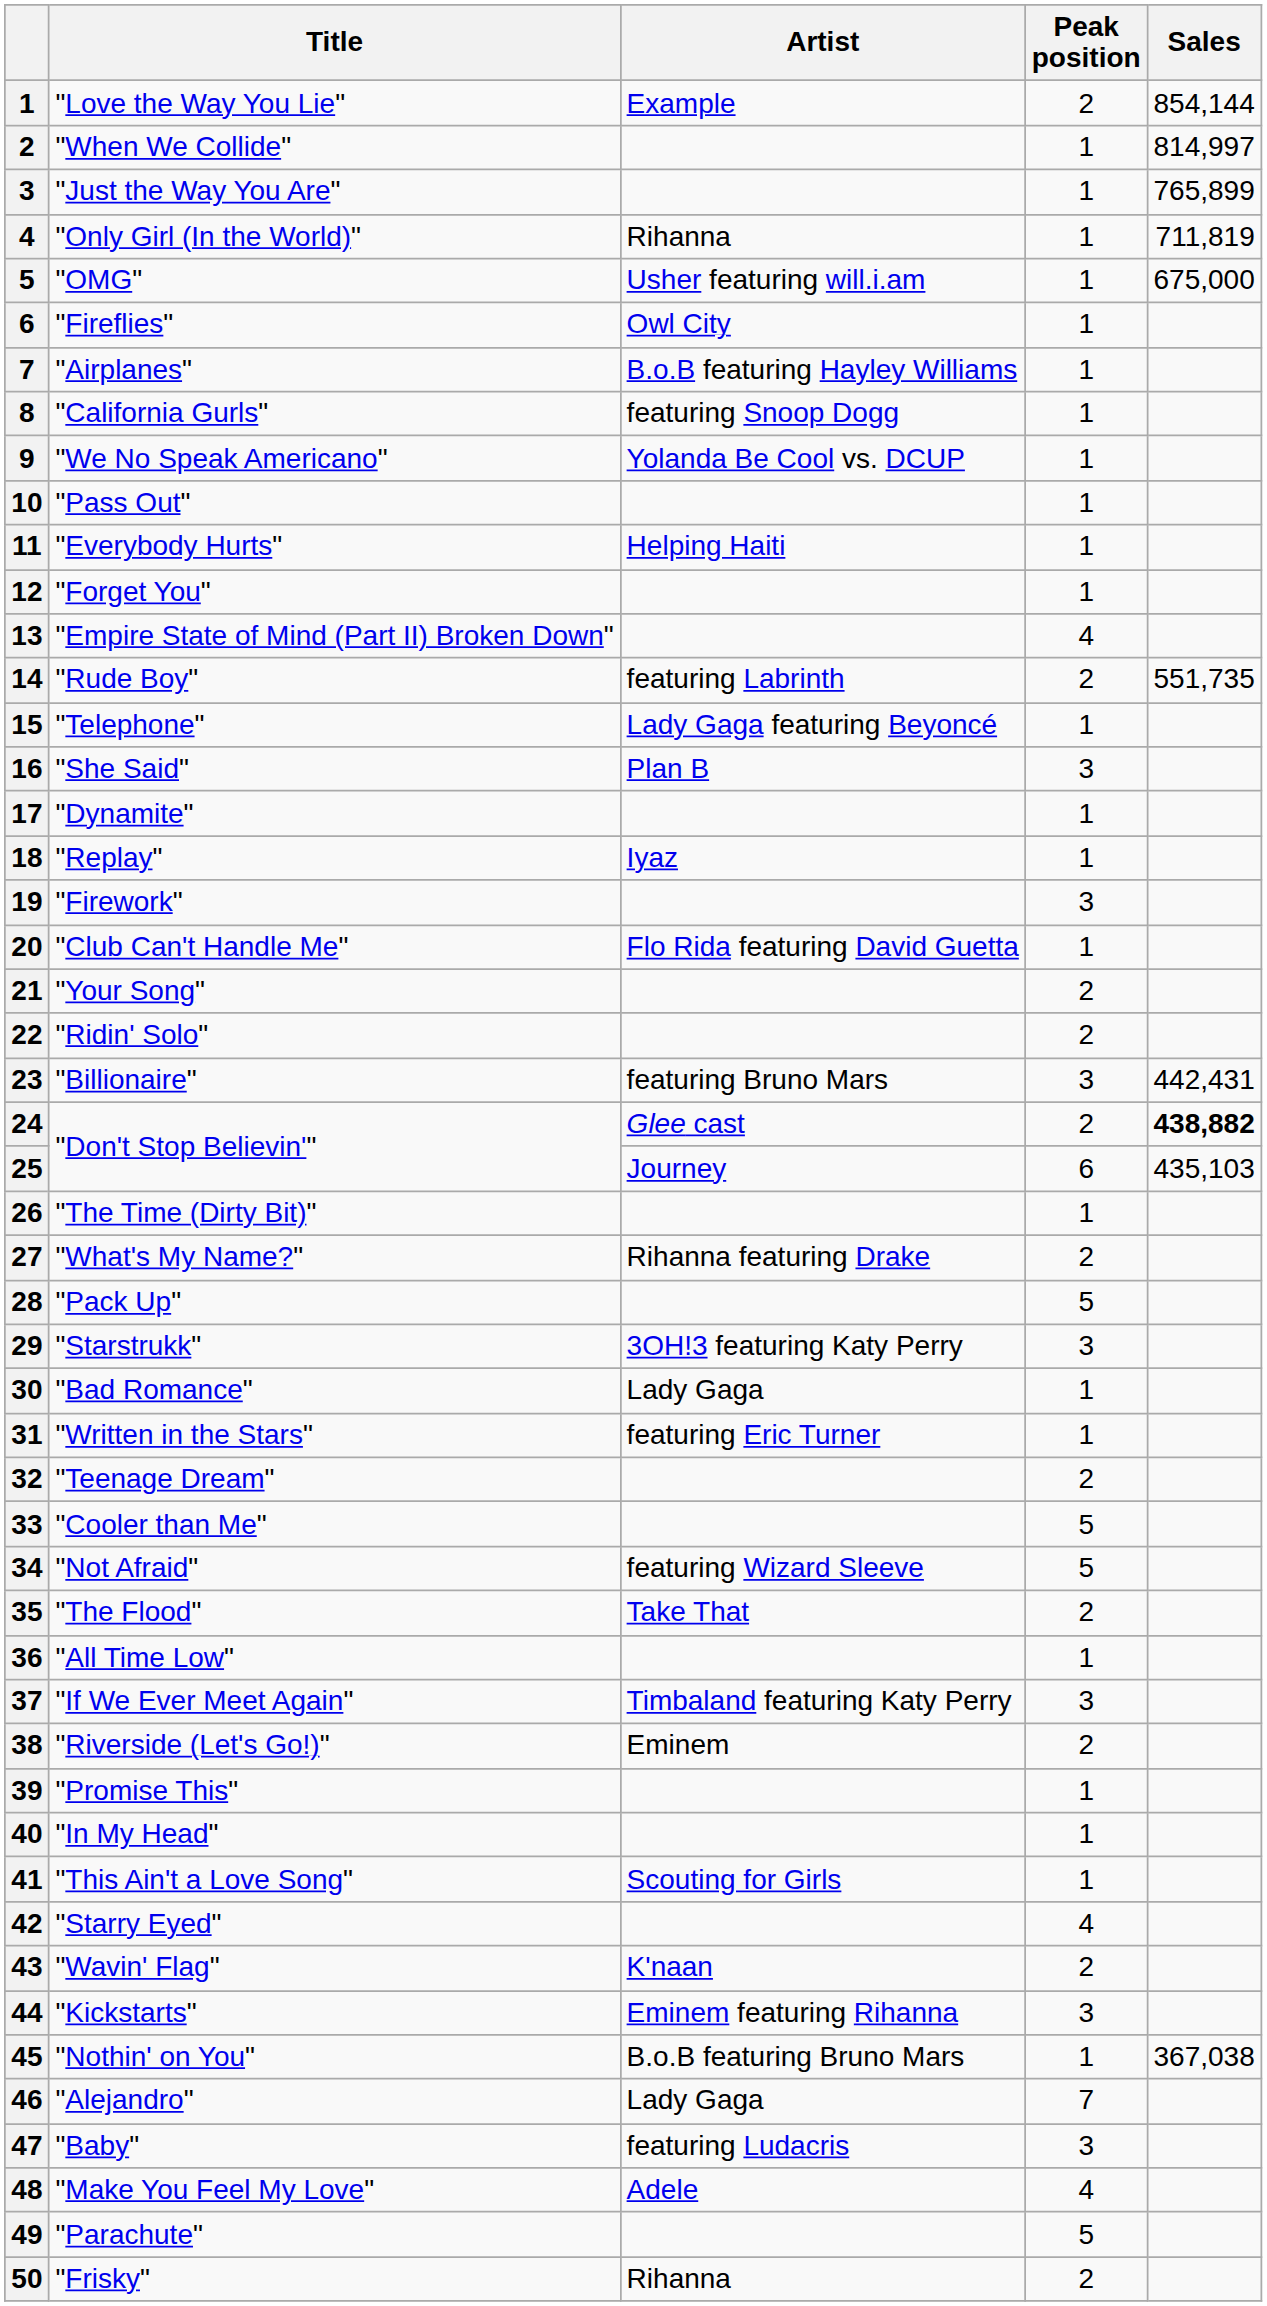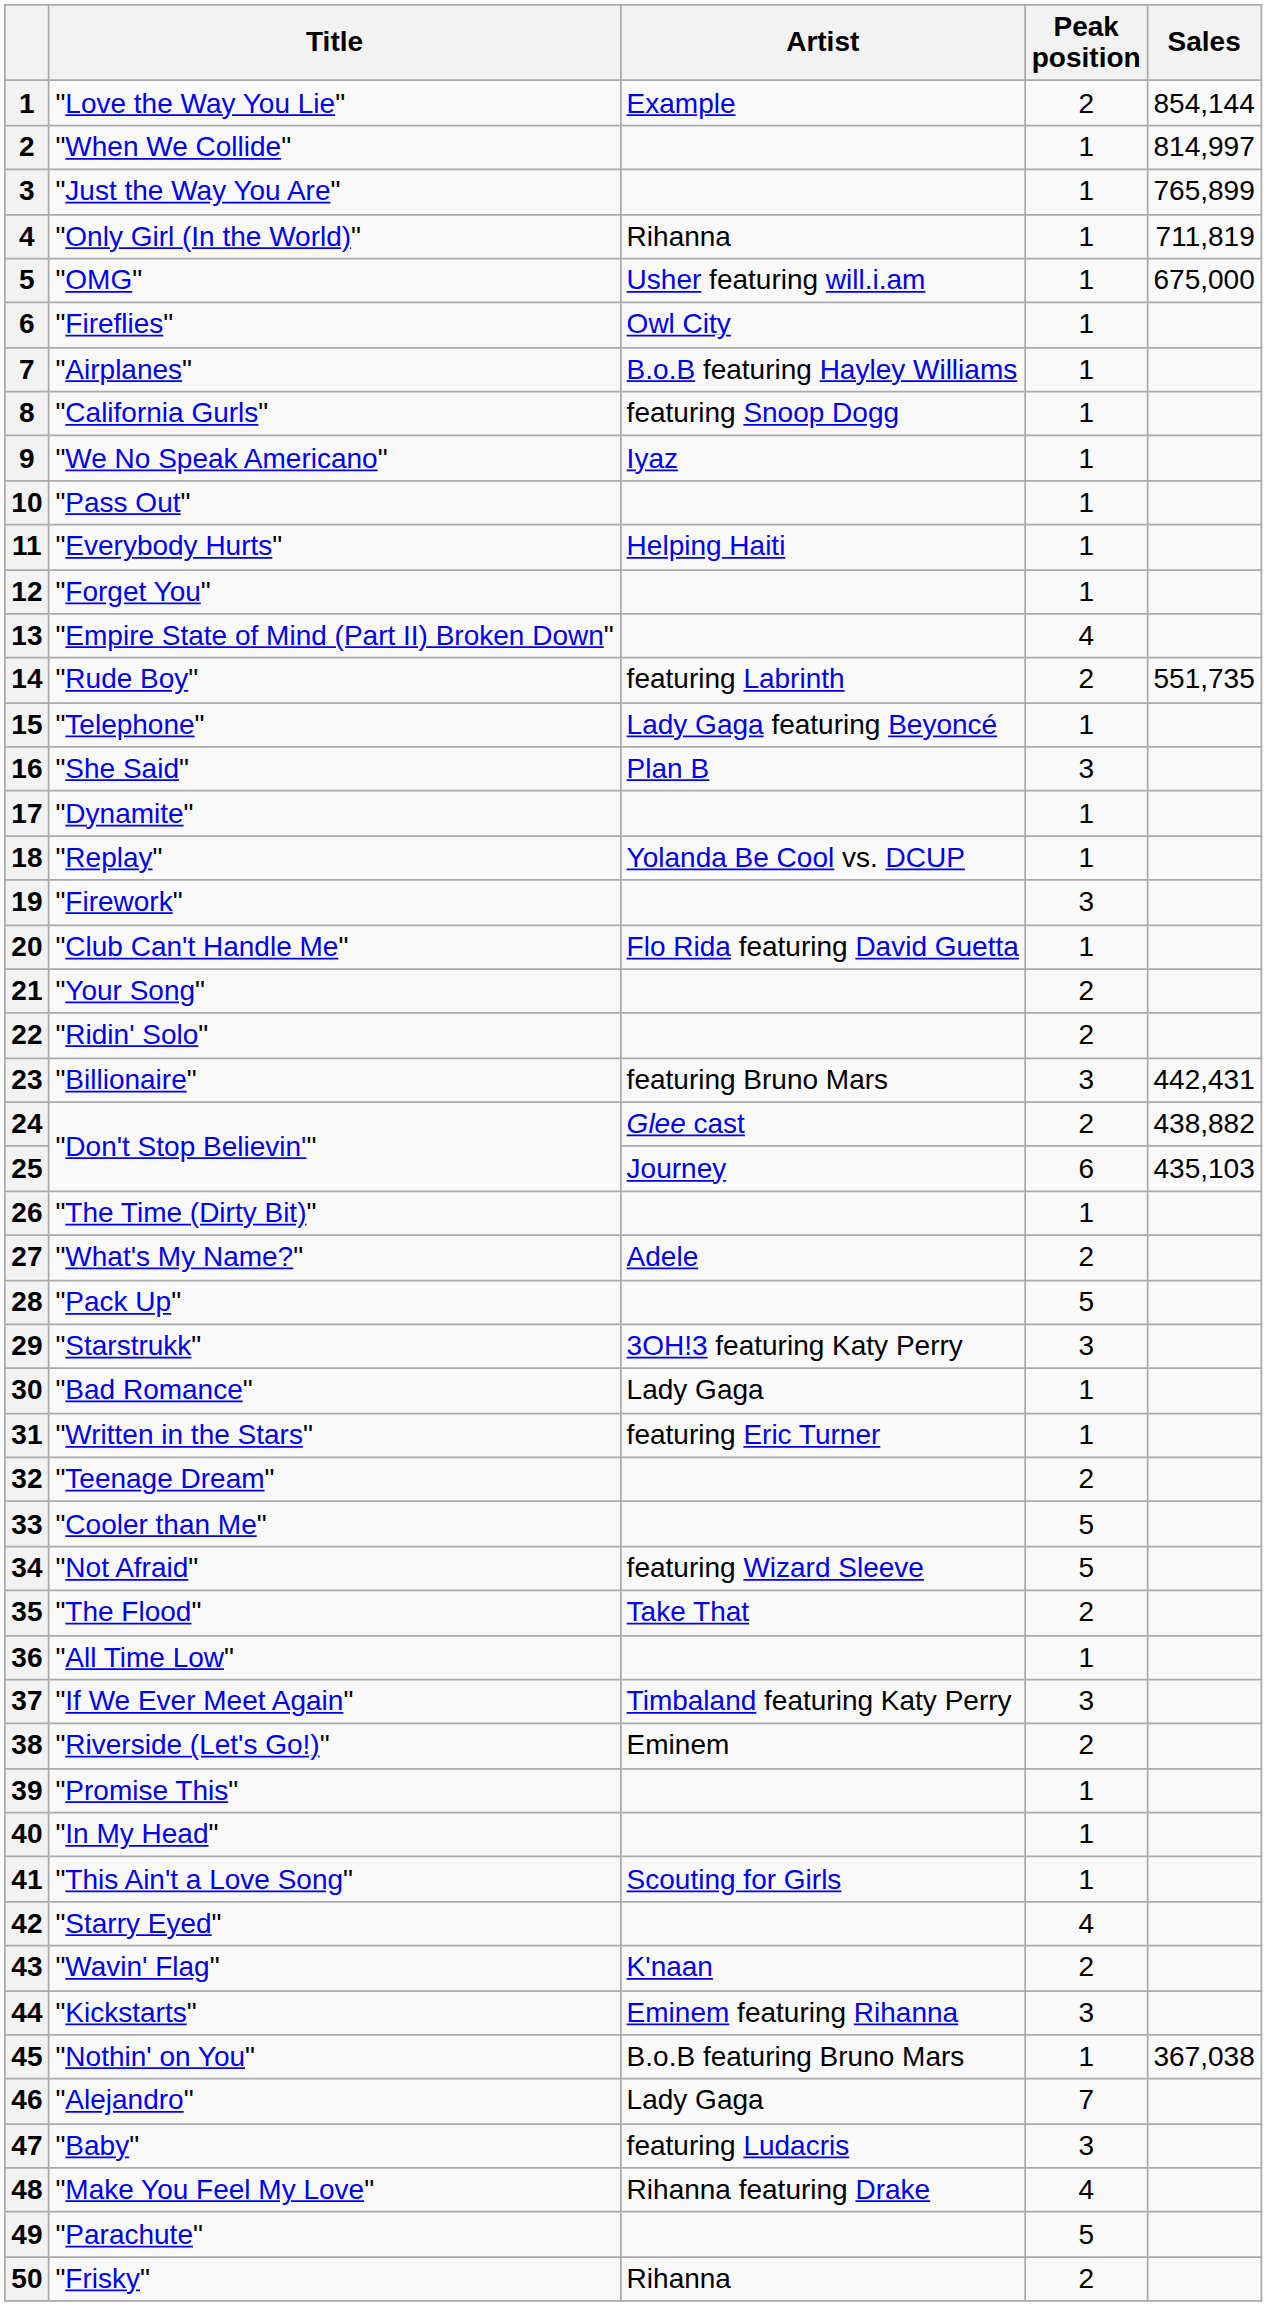(796, 457) Yolanda Be Cool vs. DCUP -> (652, 457) Iyaz
(652, 857) Iyaz -> (796, 857) Yolanda Be Cool vs. DCUP
(1204, 1123) bold -> (1204, 1123) normal
(778, 1257) Rihanna featuring Drake -> (662, 1257) Adele
(662, 2189) Adele -> (778, 2189) Rihanna featuring Drake
